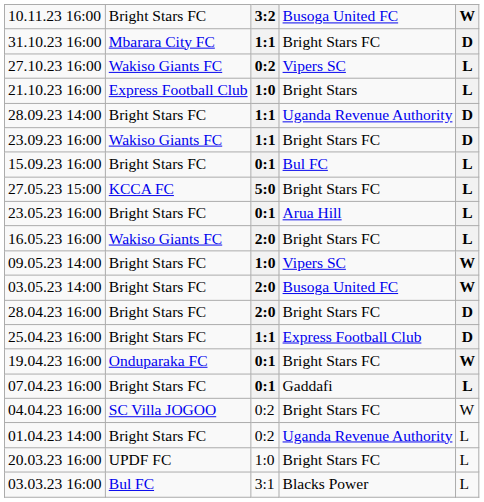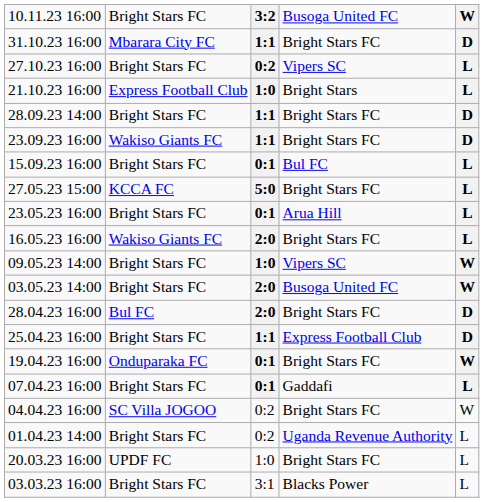(165, 66) Wakiso Giants FC -> (158, 66) Bright Stars FC
(367, 115) Uganda Revenue Authority -> (331, 115) Bright Stars FC
(158, 312) Bright Stars FC -> (131, 312) Bul FC
(131, 484) Bul FC -> (158, 484) Bright Stars FC
